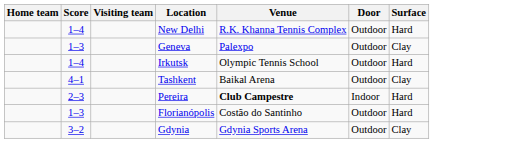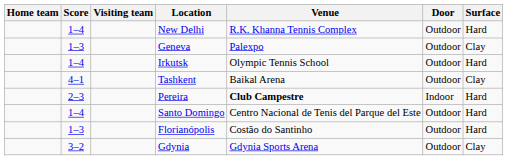+ row: (191, 113)
